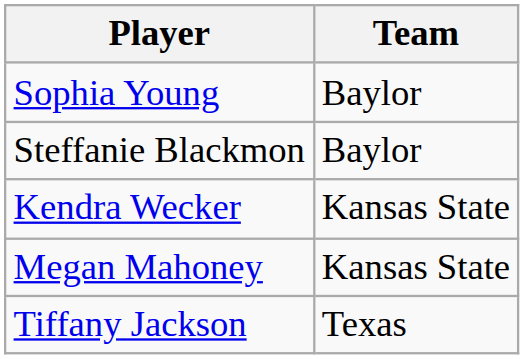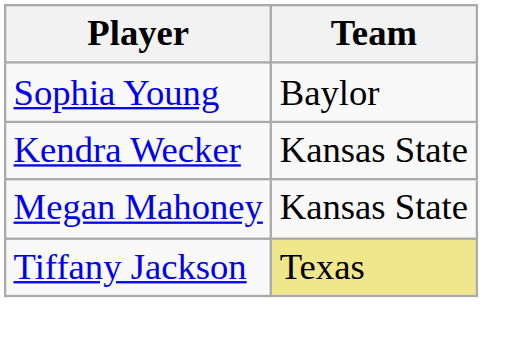- row: (159, 149)
(364, 324) no background -> (322, 265) khaki background
